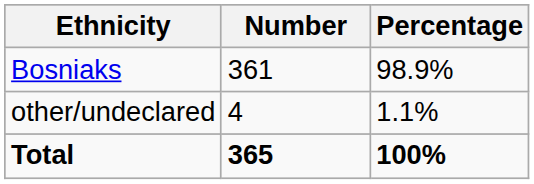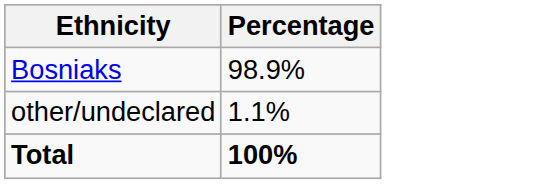- column: (296, 26)
